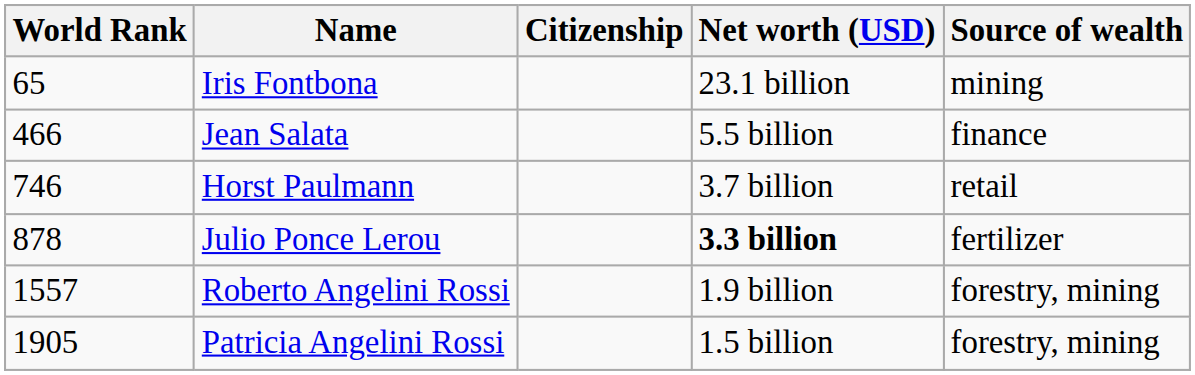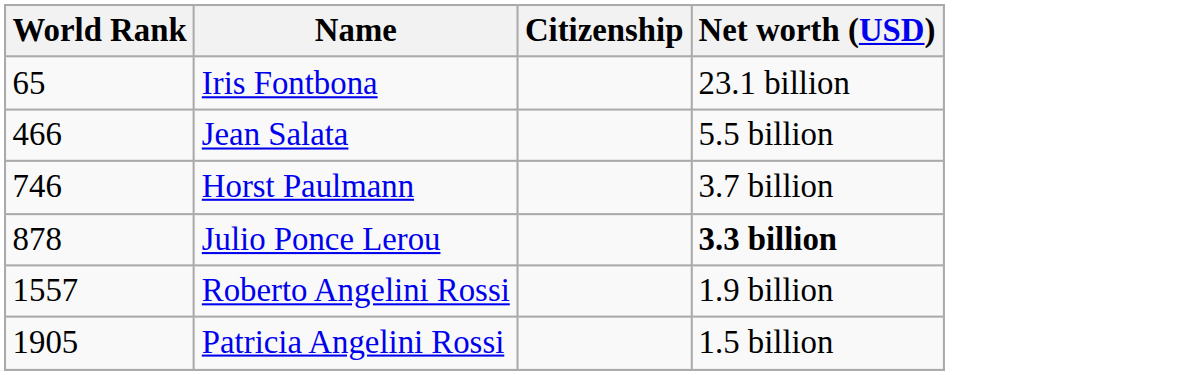- column: (1067, 30)
